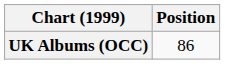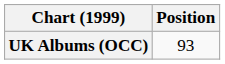(186, 45) 86 -> (186, 45) 93
